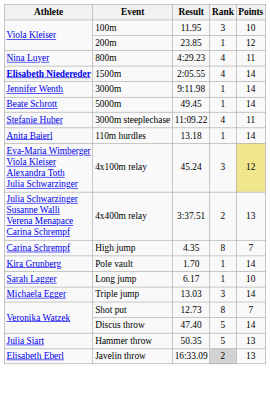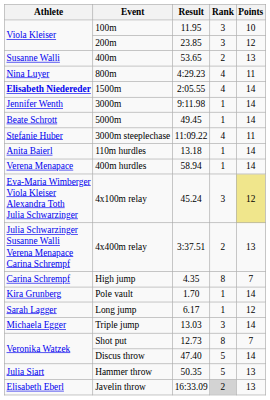(223, 43) 1 -> (223, 43) 3
+ row: (106, 58)
+ row: (121, 166)
(251, 279) 10 -> (251, 310) 12
